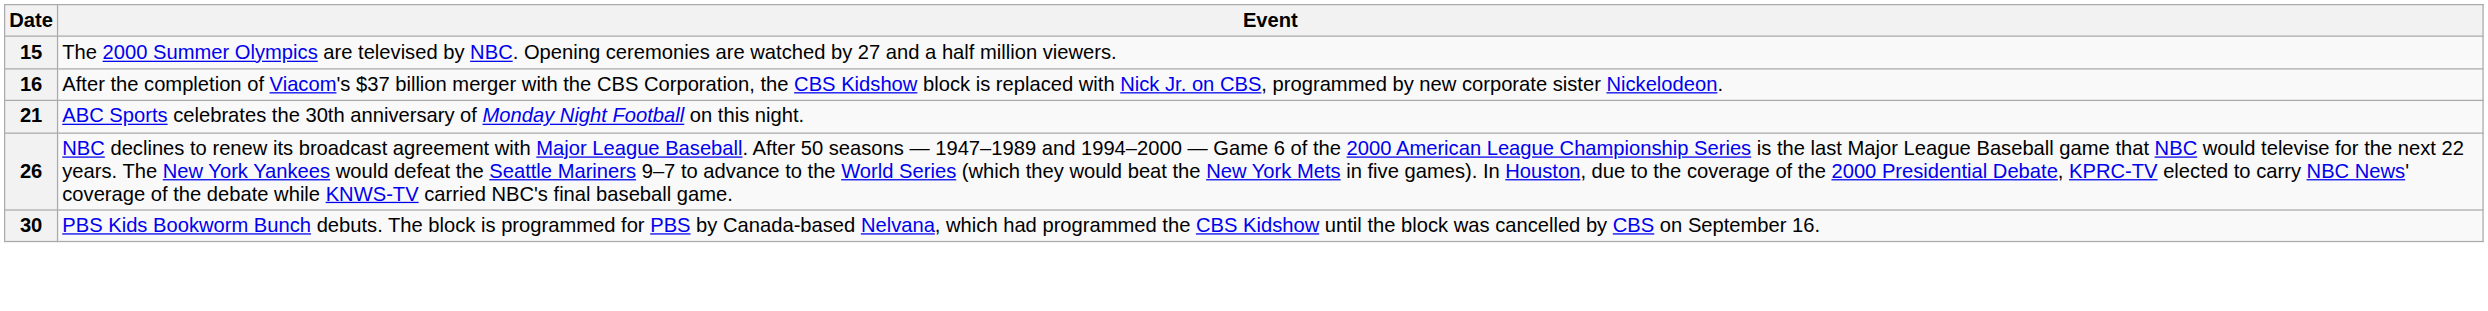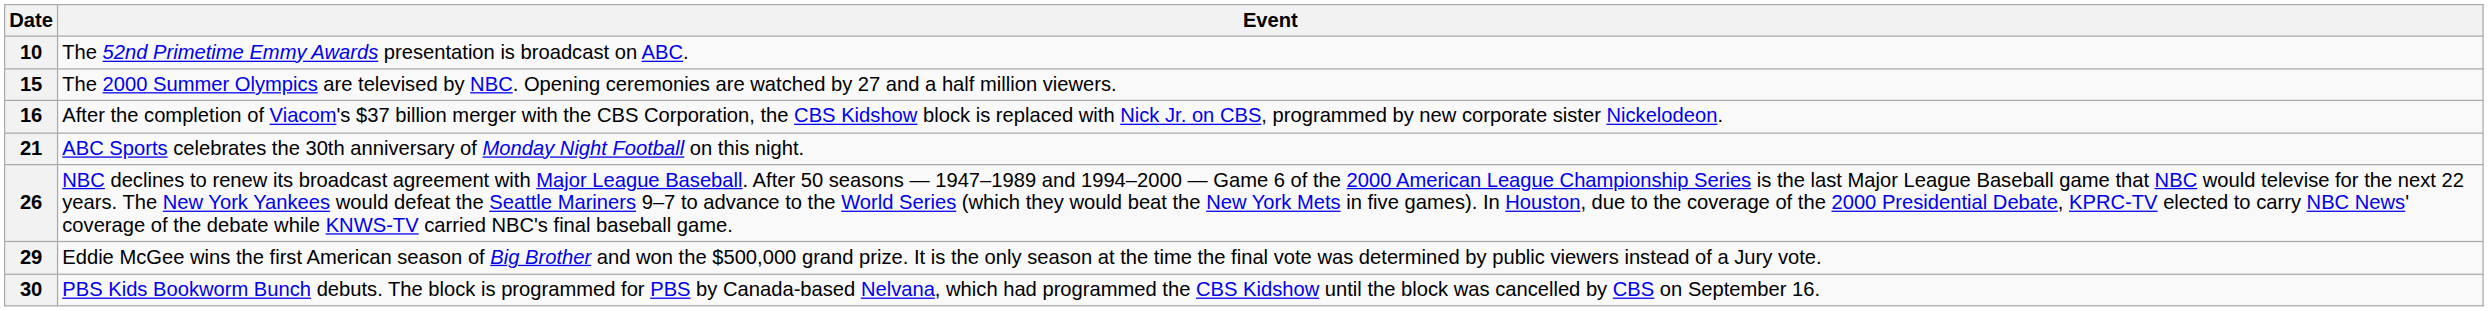+ row: (31, 52)
+ row: (31, 257)
